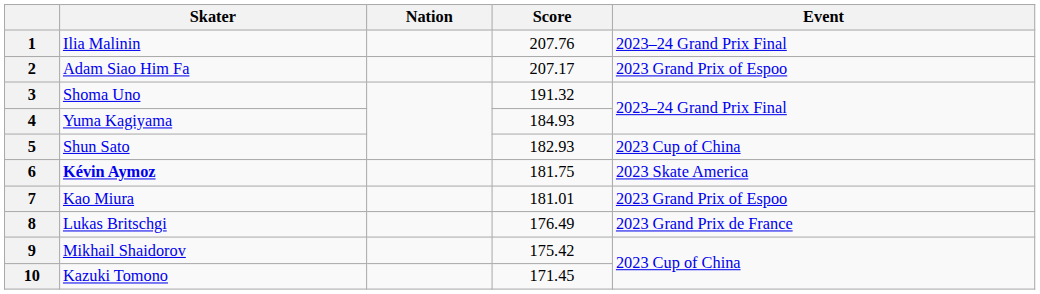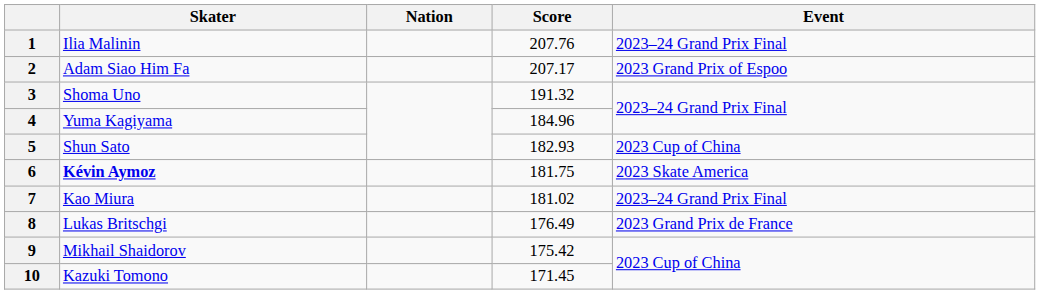(552, 120) 184.93 -> (552, 120) 184.96
(552, 198) 181.01 -> (552, 198) 181.02
(702, 198) 2023 Grand Prix of Espoo -> (701, 198) 2023–24 Grand Prix Final
